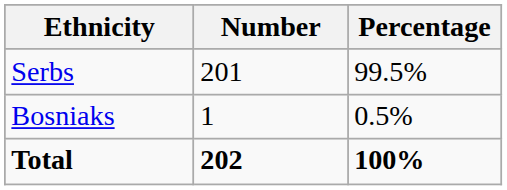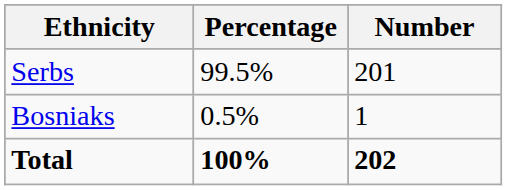columns swapped: (271, 26) <-> (425, 26)
